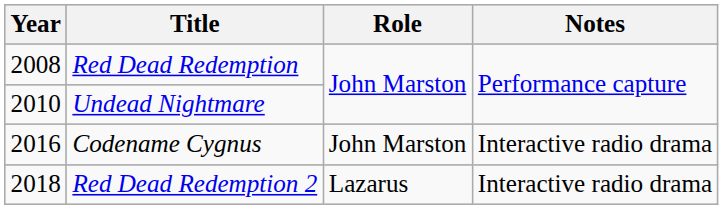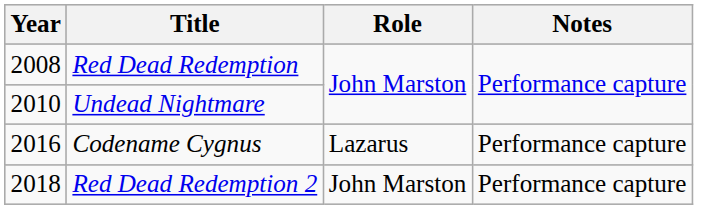(398, 143) John Marston -> (369, 143) Lazarus
(595, 143) Interactive radio drama -> (582, 143) Performance capture
(369, 183) Lazarus -> (398, 183) John Marston
(595, 183) Interactive radio drama -> (582, 183) Performance capture
